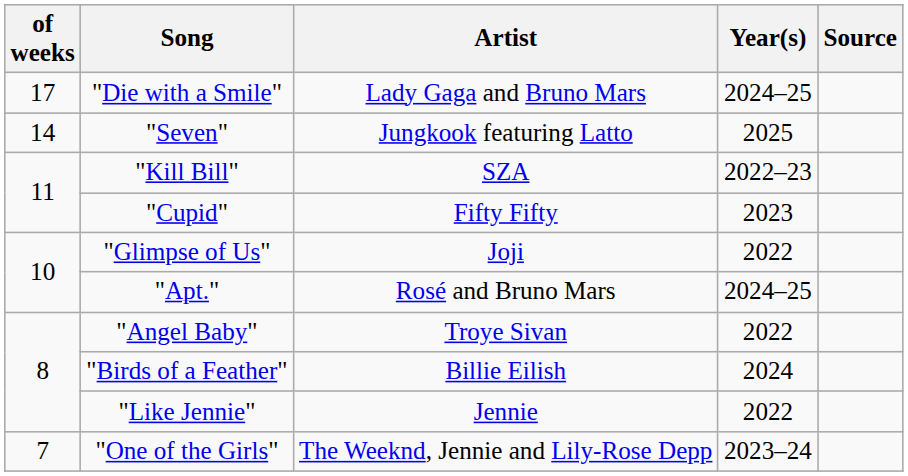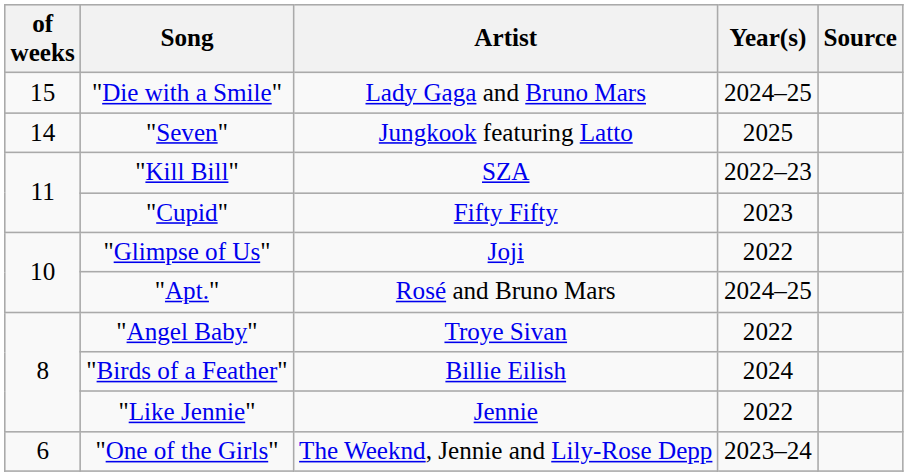(43, 92) 17 -> (43, 92) 15
(43, 451) 7 -> (43, 451) 6
